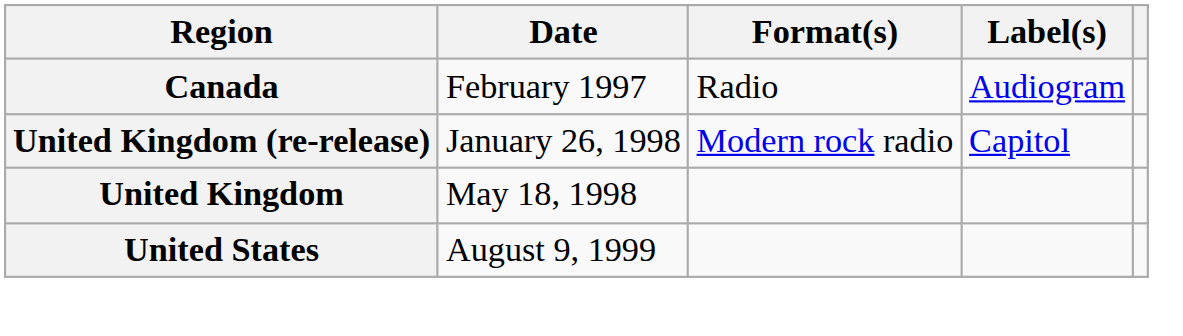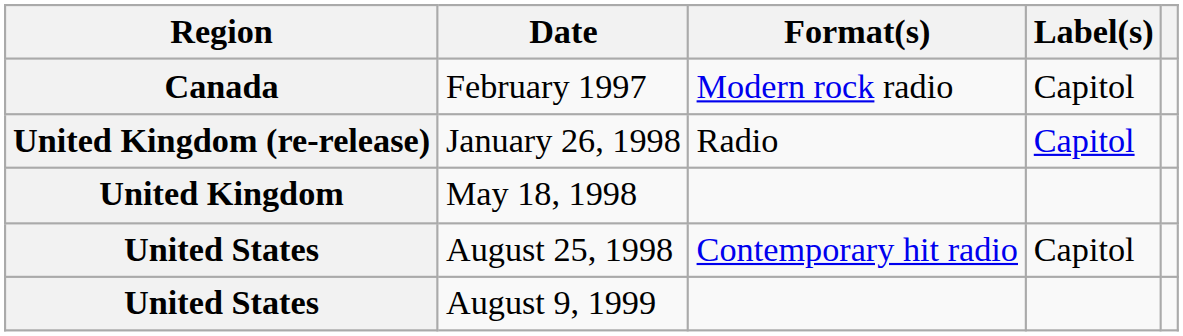(737, 85) Radio -> (825, 85) Modern rock radio
(1047, 85) Audiogram -> (1084, 85) Capitol
(825, 140) Modern rock radio -> (737, 140) Radio
+ row: (560, 248)
